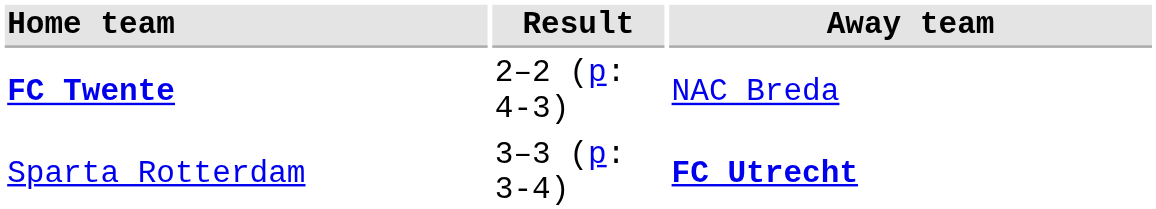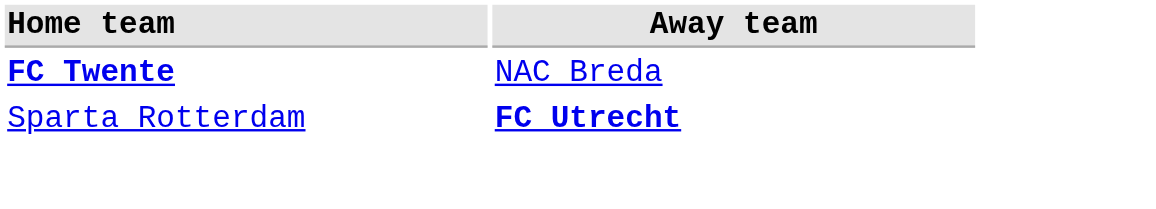- column: (578, 25)
